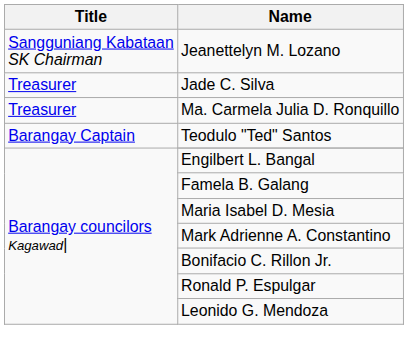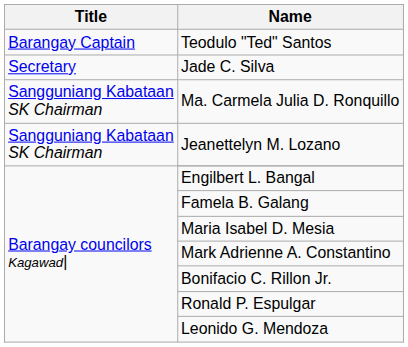rows swapped: (256, 135) <-> (261, 51)
(42, 85) Treasurer -> (42, 67) Secretary
(42, 110) Treasurer -> (91, 101) Sangguniang Kabataan SK Chairman
